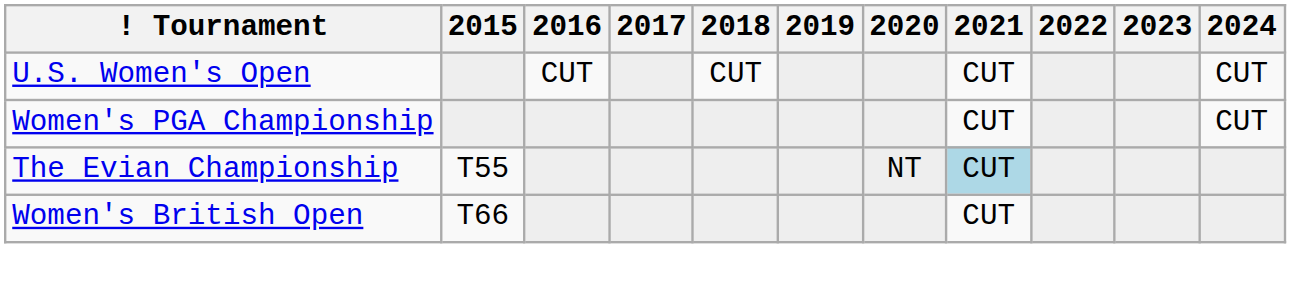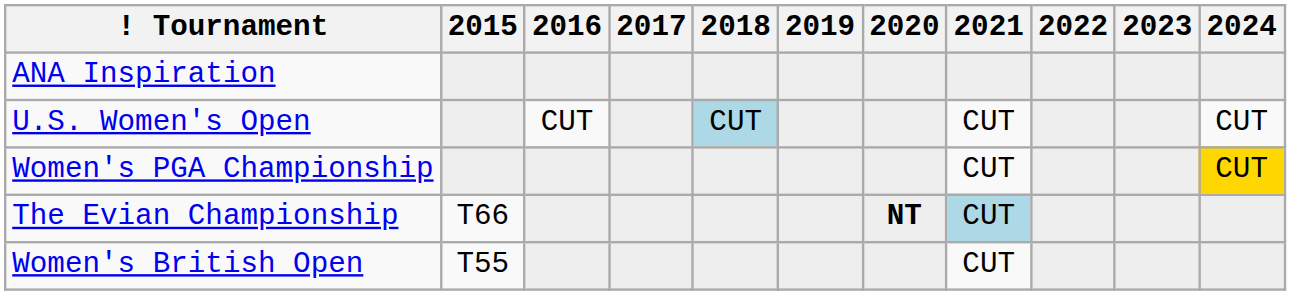+ row: (144, 76)
(736, 76) no background -> (736, 124) lightblue background
(1242, 124) no background -> (1242, 171) gold background
(483, 171) T55 -> (483, 218) T66
(904, 171) normal -> (904, 218) bold
(483, 218) T66 -> (483, 265) T55
